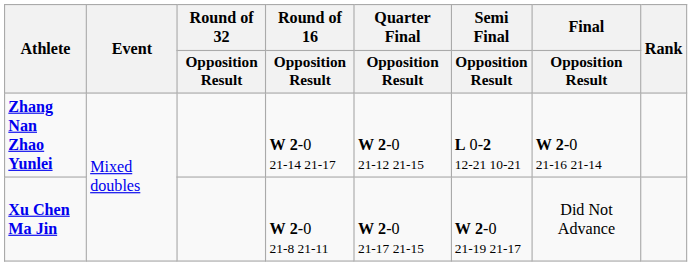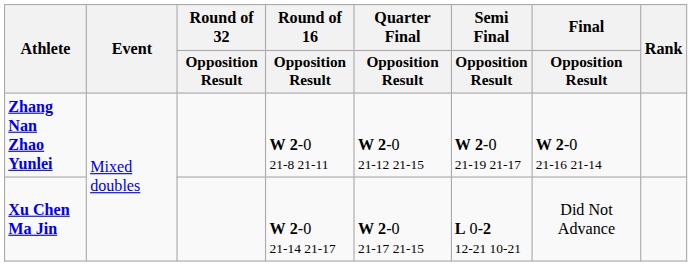(303, 154) W 2-0 21-14 21-17 -> (299, 154) W 2-0 21-8 21-11
(488, 154) L 0-2 12-21 10-21 -> (488, 154) W 2-0 21-19 21-17
(299, 238) W 2-0 21-8 21-11 -> (303, 238) W 2-0 21-14 21-17
(488, 238) W 2-0 21-19 21-17 -> (488, 238) L 0-2 12-21 10-21
